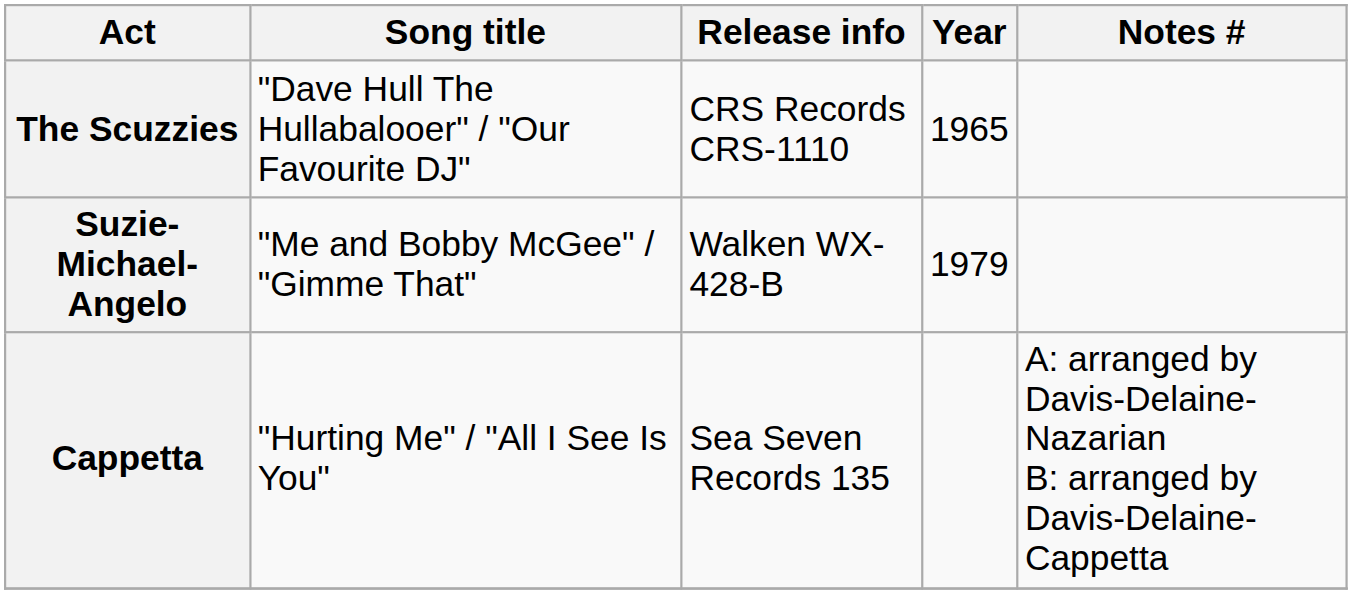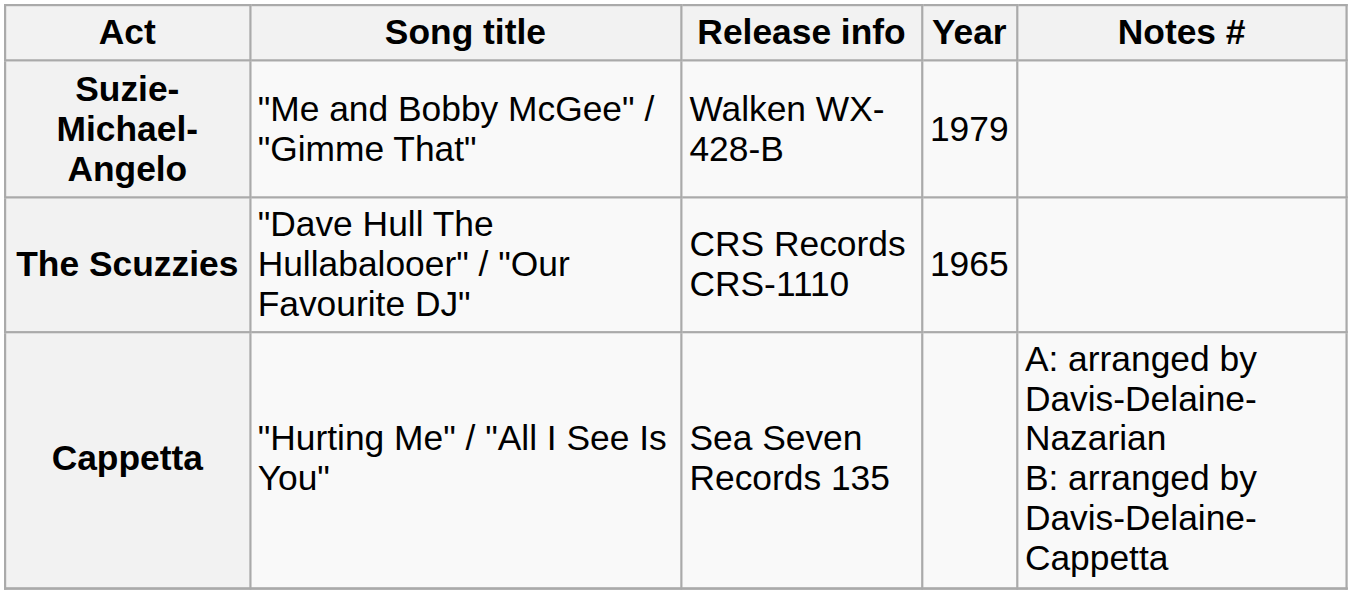rows swapped: (127, 128) <-> (127, 264)
